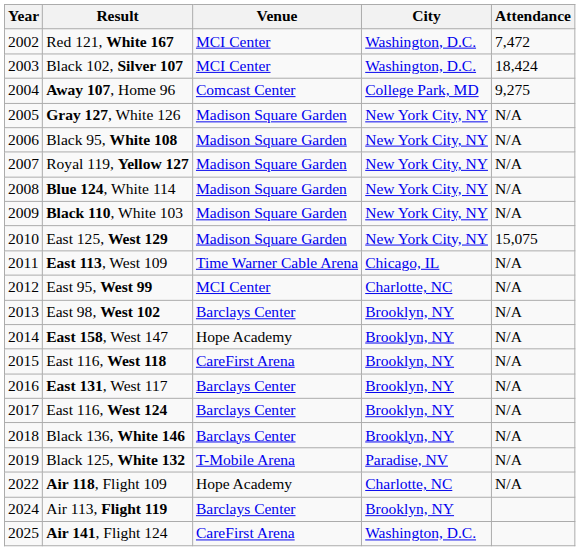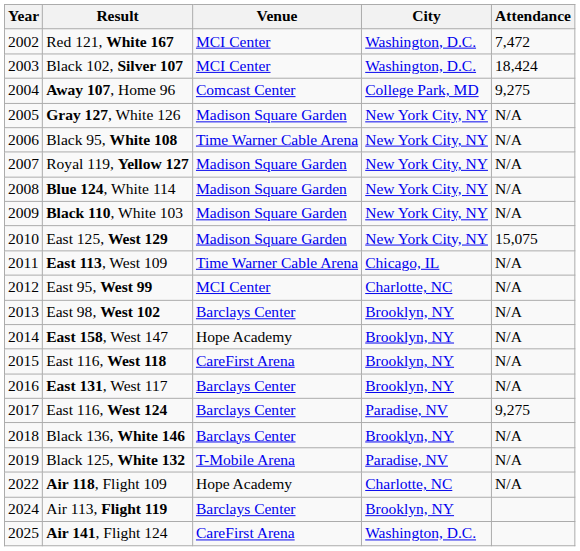(271, 139) Madison Square Garden -> (277, 139) Time Warner Cable Arena
(410, 410) Brooklyn, NY -> (407, 410) Paradise, NV
(508, 410) N/A -> (513, 410) 9,275
